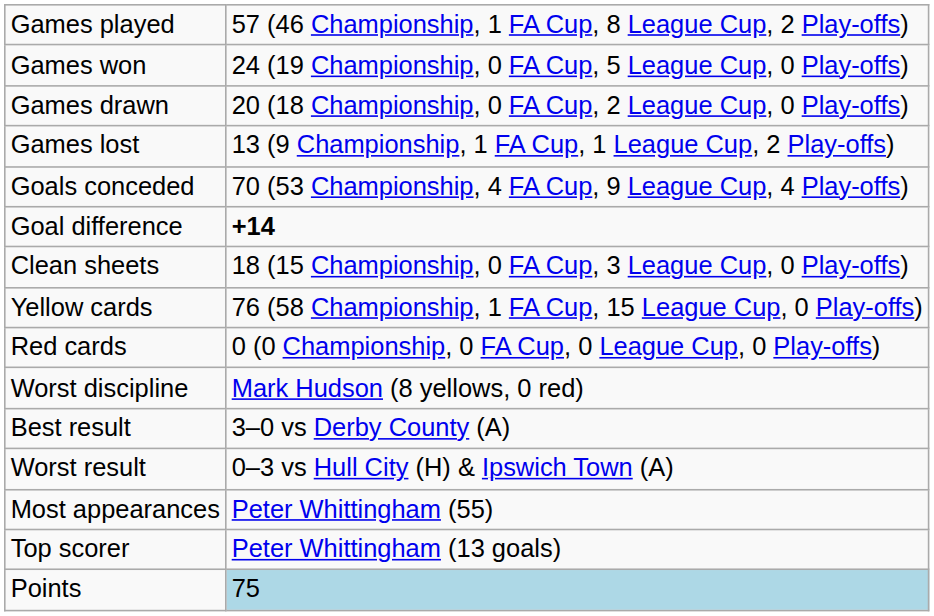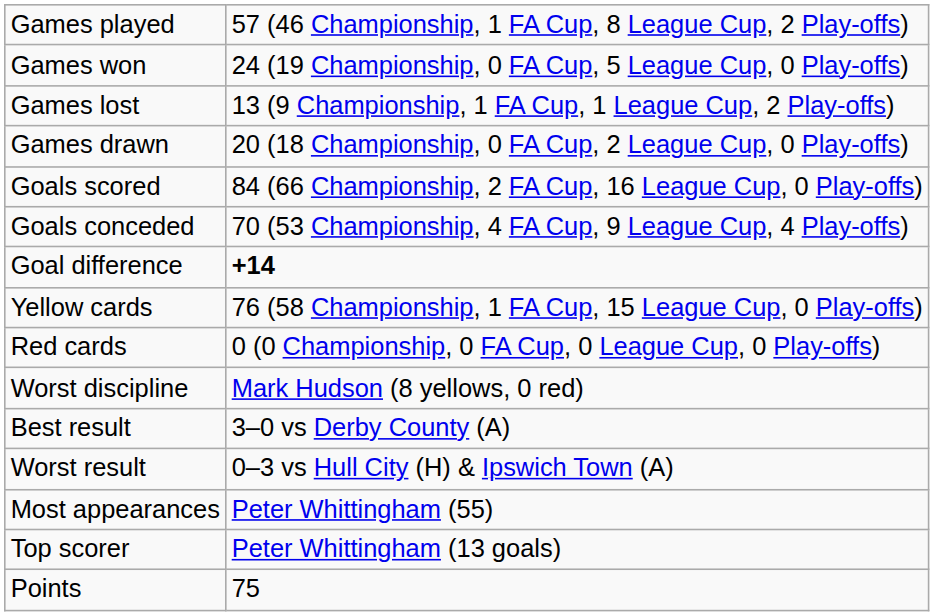rows swapped: (90, 105) <-> (75, 145)
+ row: (86, 186)
- row: (85, 266)
(246, 589) lightblue background -> (246, 589) no background
